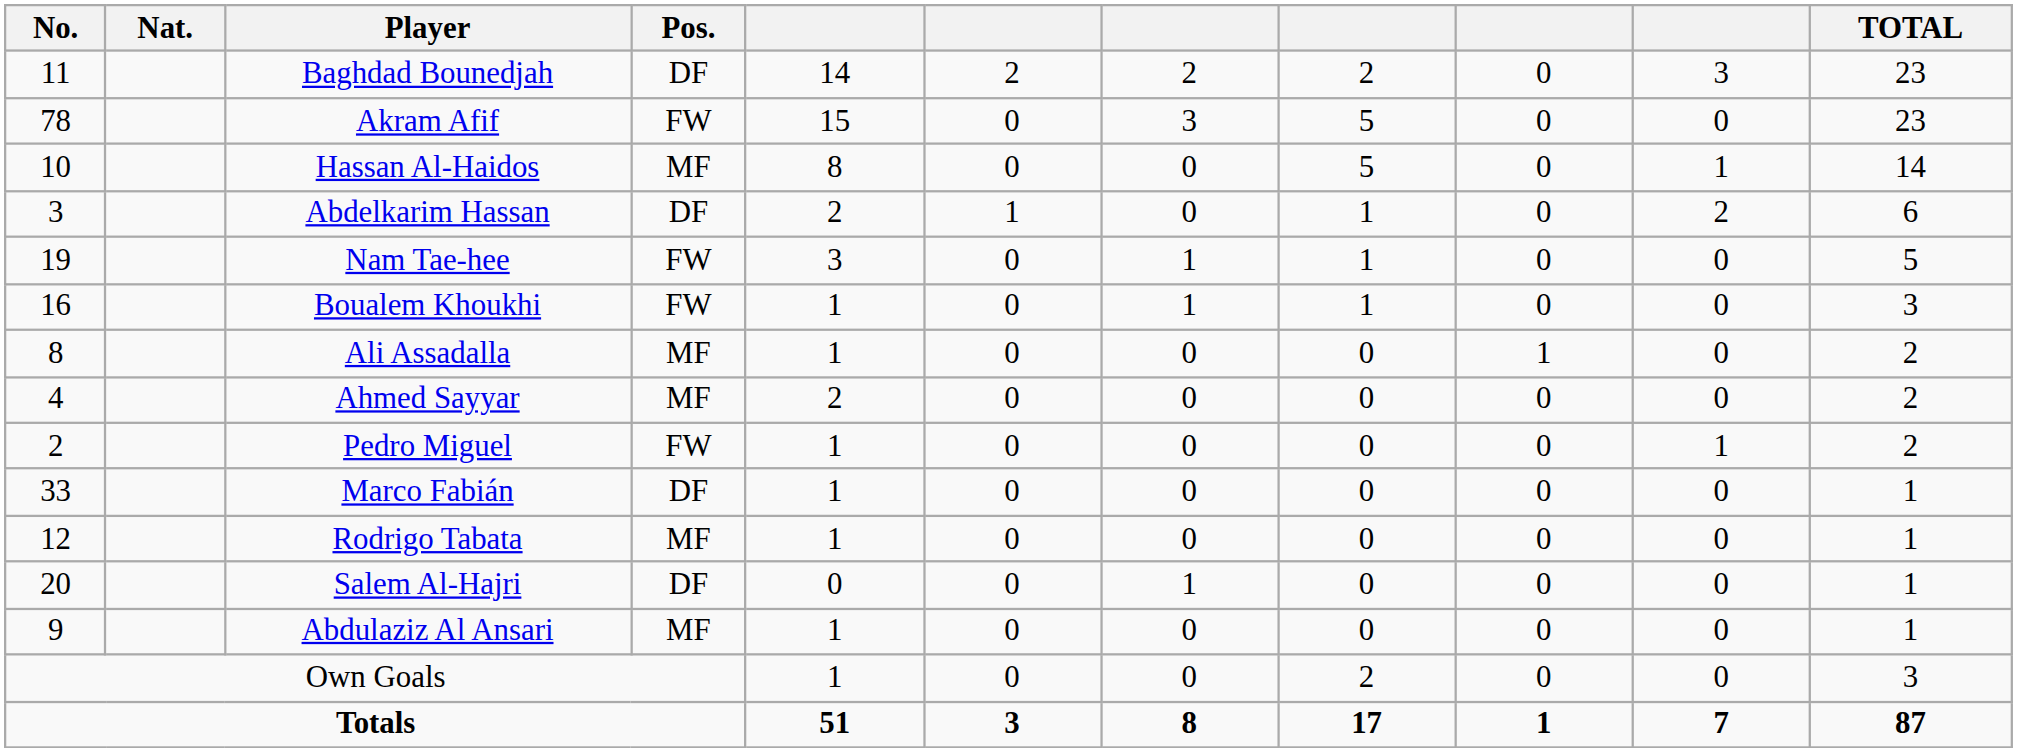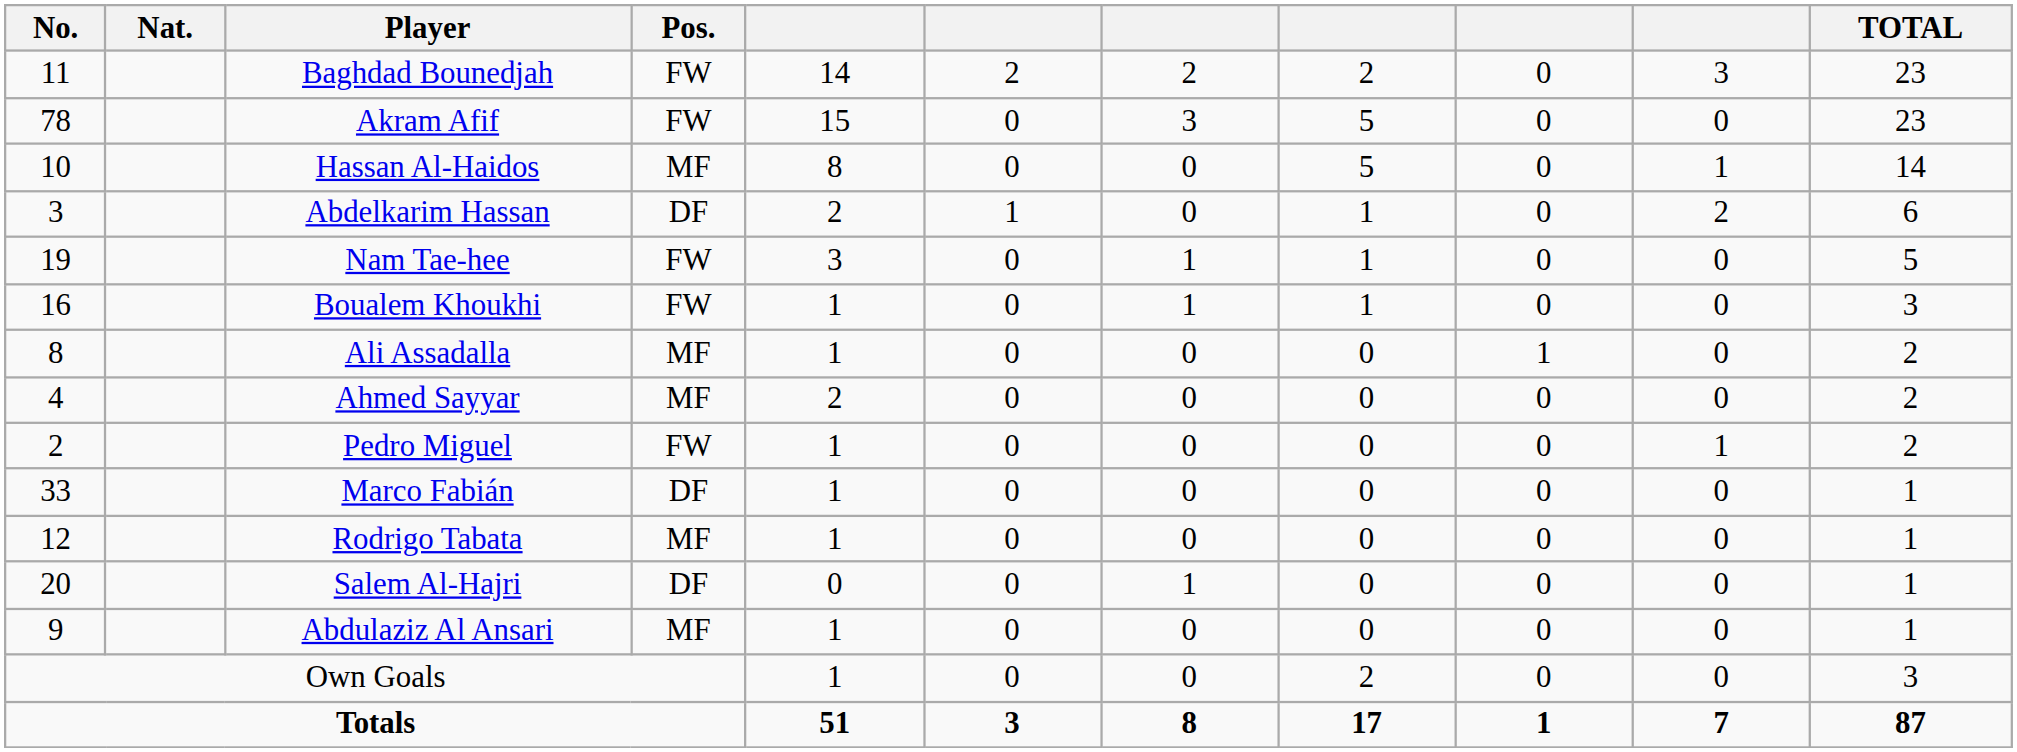(688, 73) DF -> (688, 73) FW
